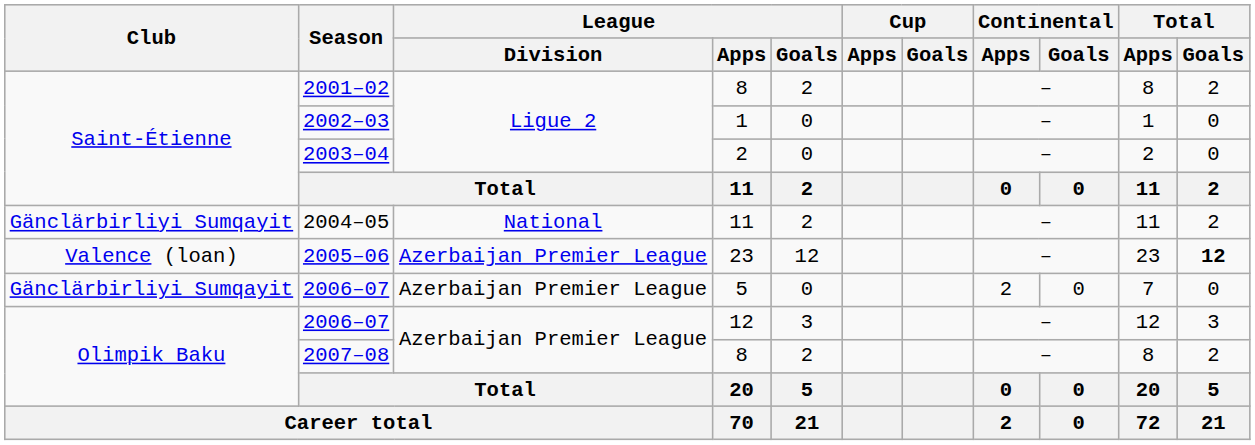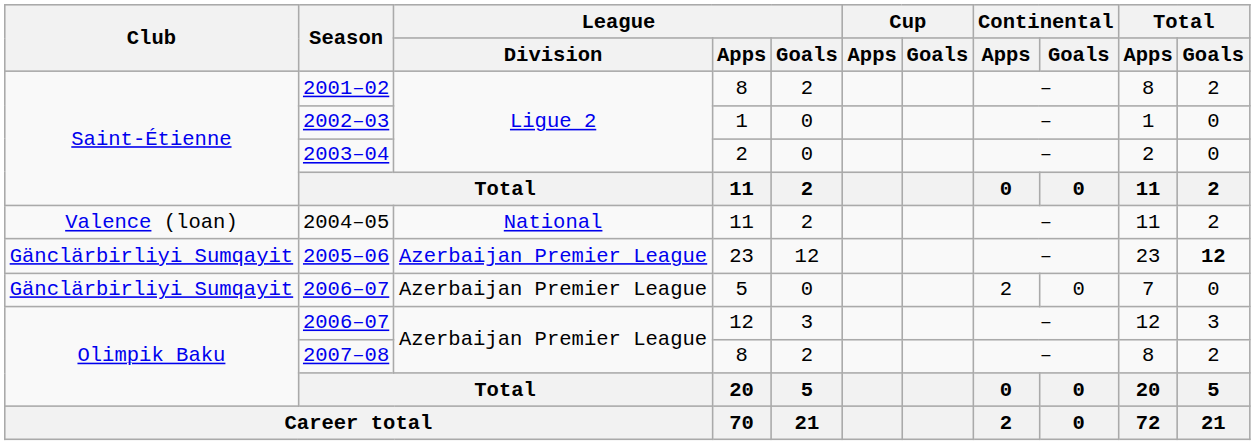(151, 222) Gänclärbirliyi Sumqayit -> (151, 222) Valence (loan)
(151, 256) Valence (loan) -> (151, 256) Gänclärbirliyi Sumqayit
